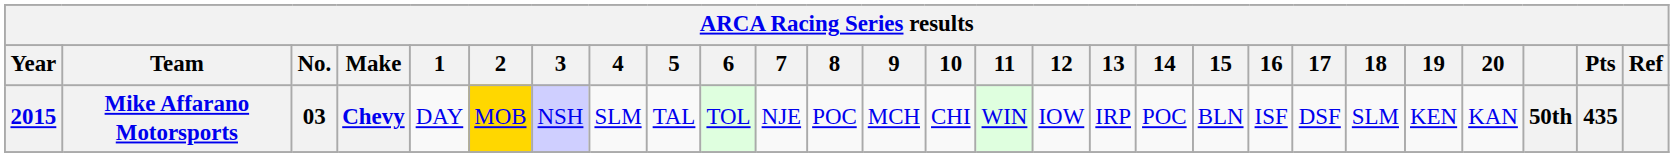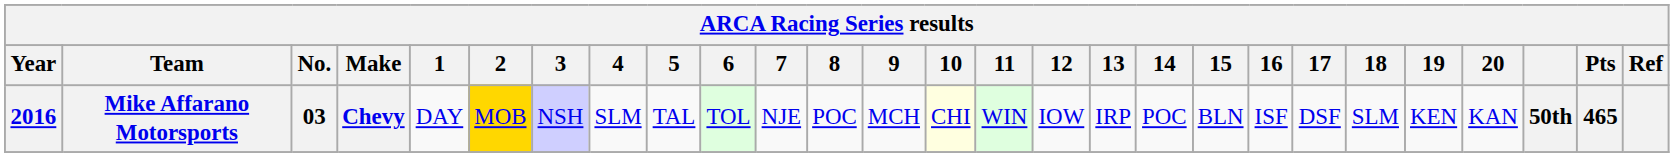(33, 118) 2015 -> (33, 118) 2016
(951, 118) no background -> (951, 118) lightyellow background
(1600, 118) 435 -> (1600, 118) 465
